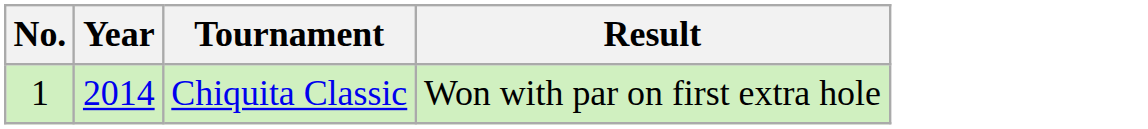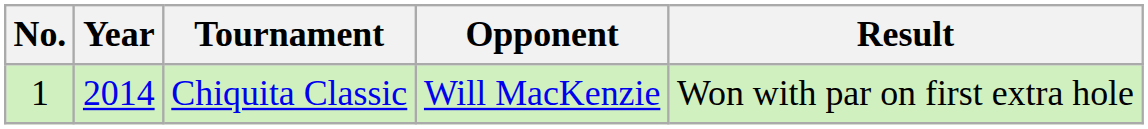+ column: (542, 34)
